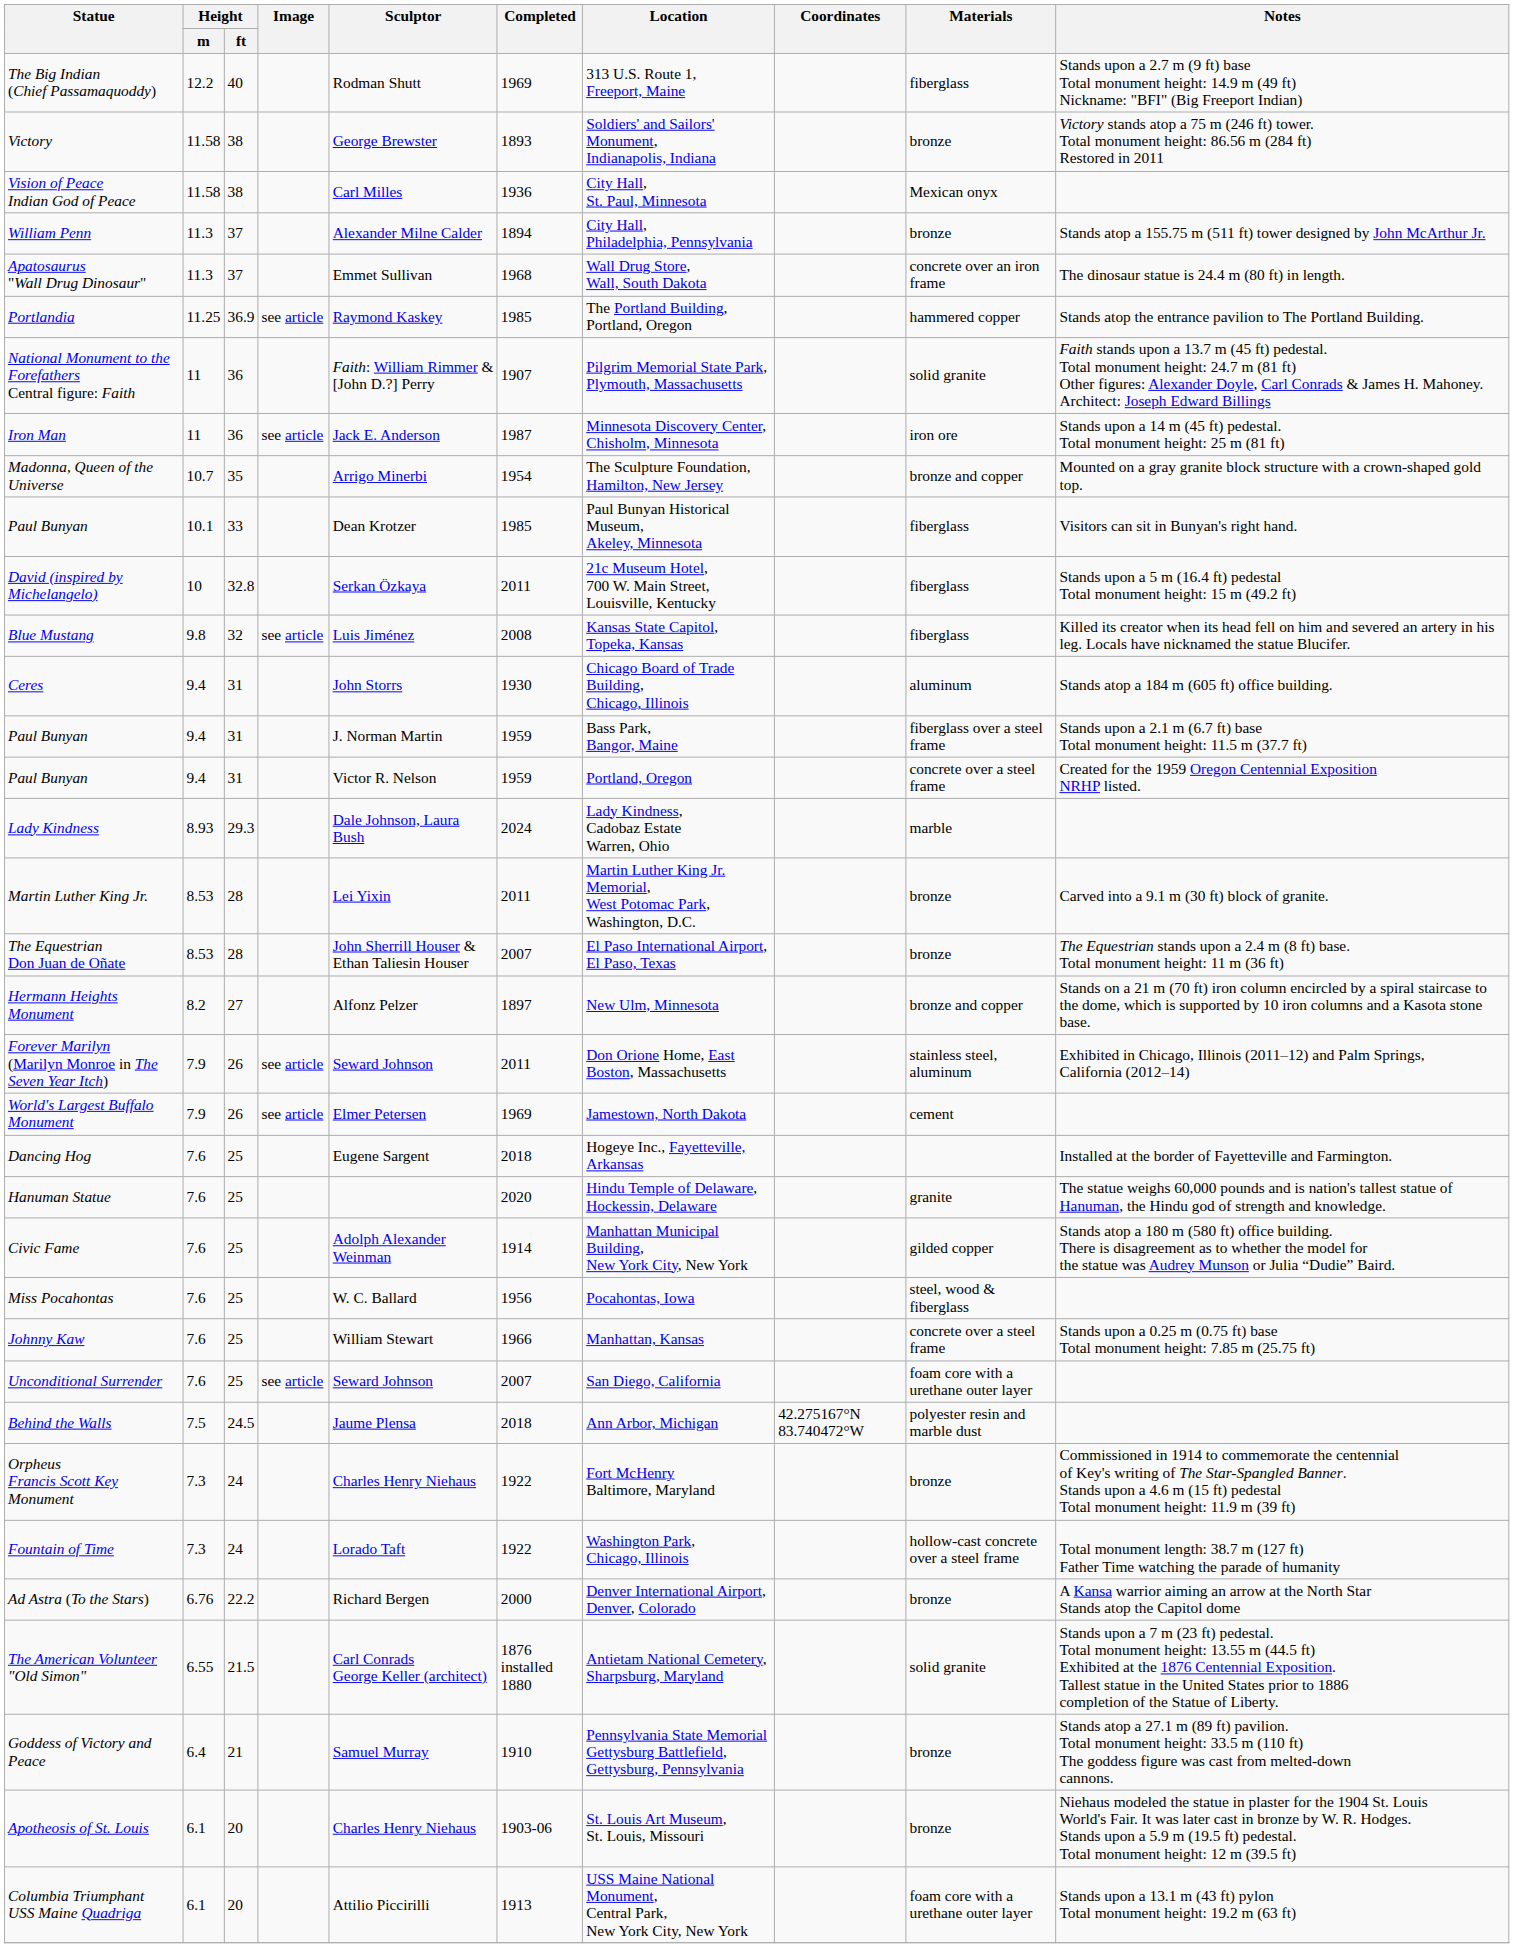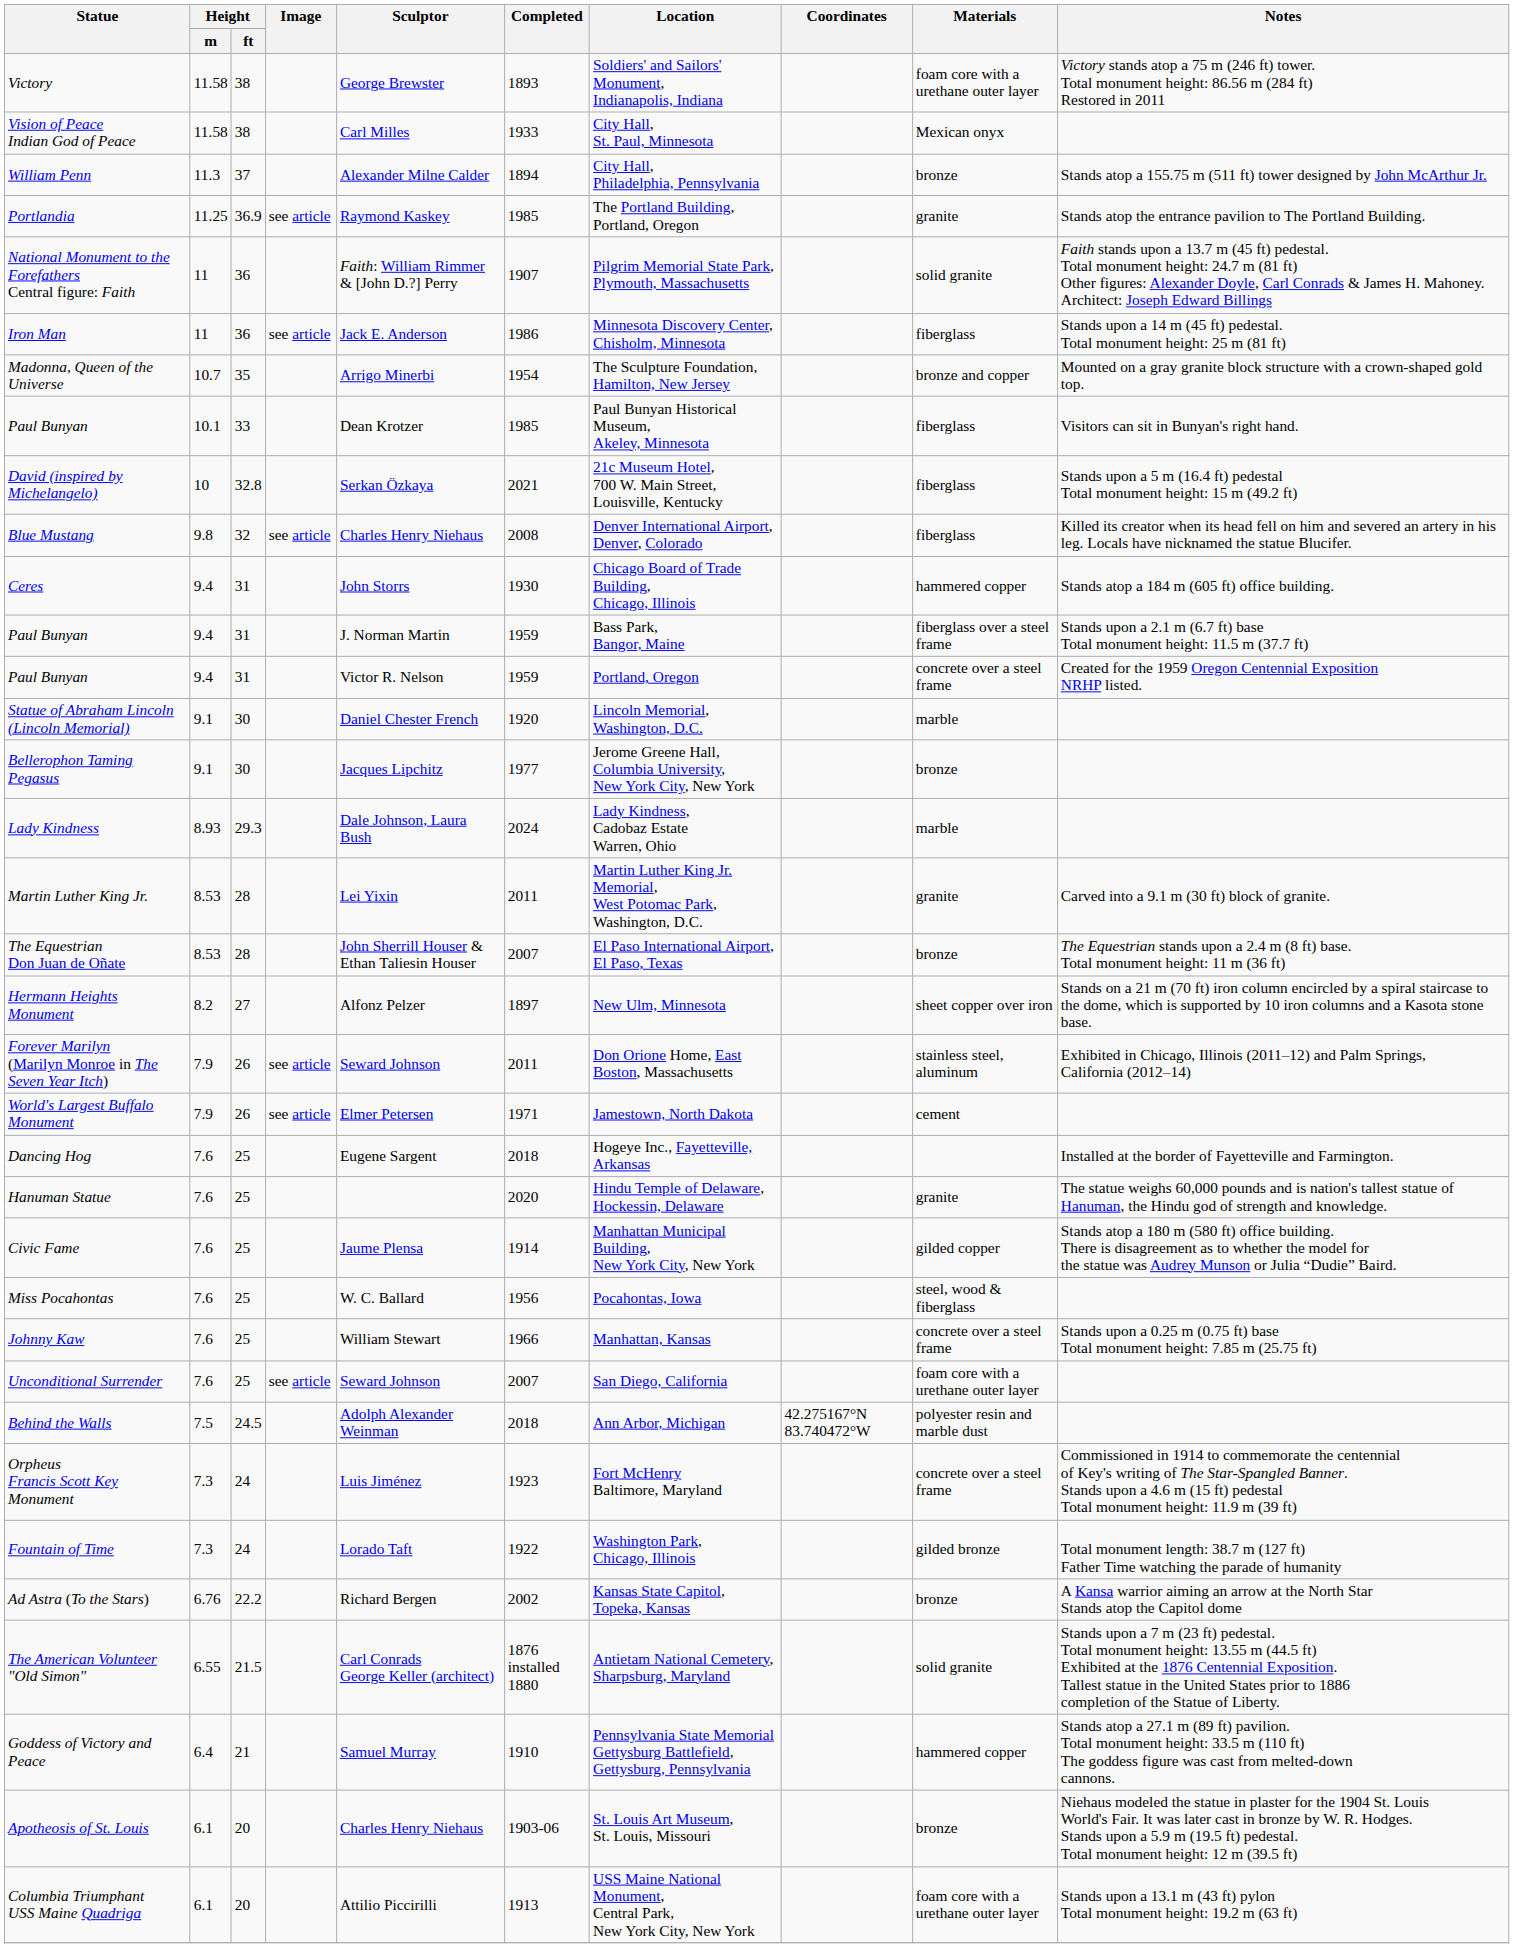- row: (82, 82)
(930, 141) bronze -> (977, 82) foam core with a urethane outer layer
(516, 191) 1936 -> (523, 132) 1933
- row: (77, 275)
(965, 316) hammered copper -> (937, 216) granite
(516, 434) 1987 -> (523, 334) 1986
(934, 434) iron ore -> (945, 334) fiberglass
(516, 585) 2011 -> (523, 484) 2021
(373, 635) Luis Jiménez -> (412, 535) Charles Henry Niehaus
(652, 635) Kansas State Capitol, Topeka, Kansas -> (683, 535) Denver International Airport, Denver, Colorado
(941, 686) aluminum -> (971, 585) hammered copper
+ row: (91, 719)
+ row: (70, 769)
(930, 895) bronze -> (937, 895) granite
(966, 1004) bronze and copper -> (984, 1004) sheet copper over iron
(516, 1114) 1969 -> (523, 1114) 1971
(389, 1247) Adolph Alexander Weinman -> (382, 1247) Jaume Plensa
(374, 1422) Jaume Plensa -> (396, 1422) Adolph Alexander Weinman
(404, 1481) Charles Henry Niehaus -> (381, 1481) Luis Jiménez
(516, 1481) 1922 -> (523, 1481) 1923
(930, 1481) bronze -> (979, 1481) concrete over a steel frame
(973, 1549) hollow-cast concrete over a steel frame -> (958, 1549) gilded bronze
(516, 1599) 2000 -> (523, 1599) 2002
(676, 1599) Denver International Airport, Denver, Colorado -> (659, 1599) Kansas State Capitol, Topeka, Kansas
(930, 1752) bronze -> (971, 1752) hammered copper
